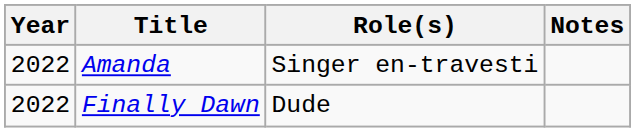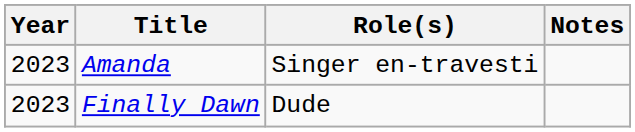(40, 65) 2022 -> (40, 65) 2023
(40, 106) 2022 -> (40, 106) 2023
